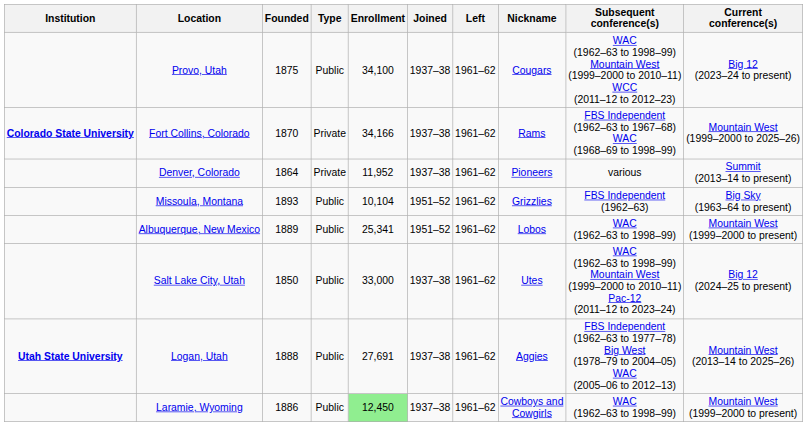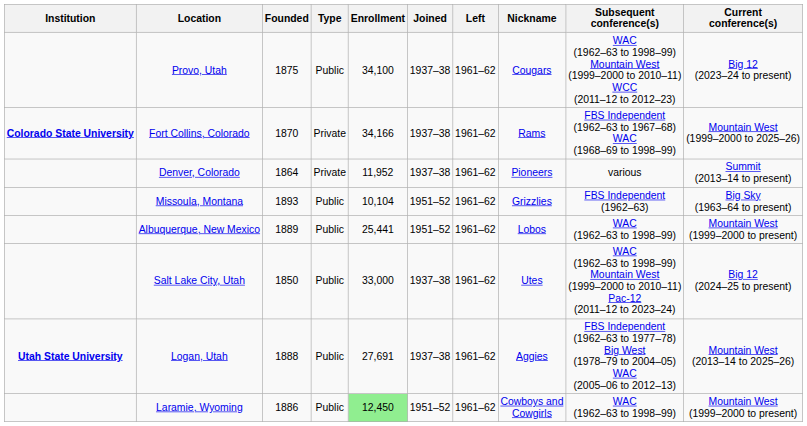(378, 229) 25,341 -> (378, 229) 25,441
(430, 407) 1937–38 -> (430, 407) 1951–52
